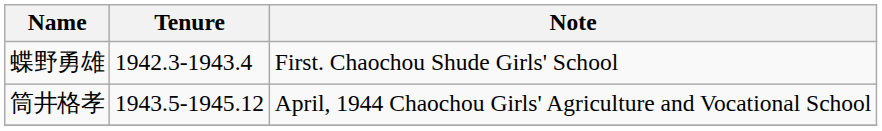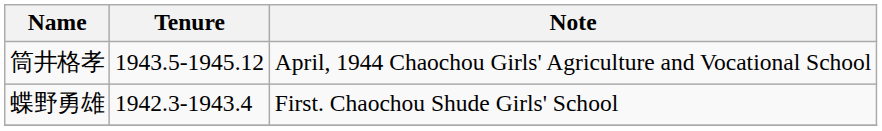rows swapped: (57, 61) <-> (57, 103)
